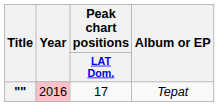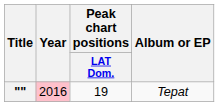(101, 91) 17 -> (101, 91) 19
